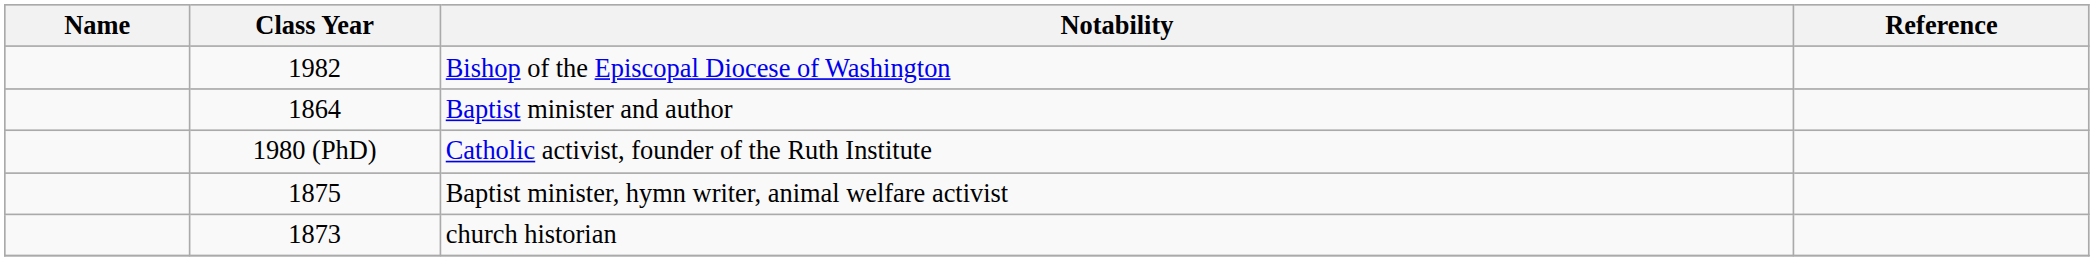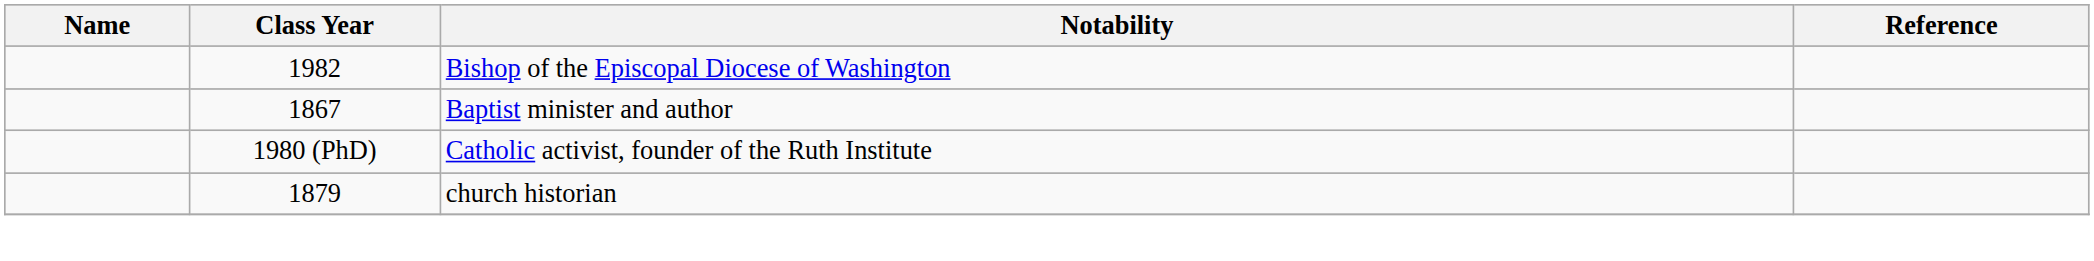(315, 109) 1864 -> (315, 109) 1867
- row: (727, 192)
(315, 234) 1873 -> (315, 192) 1879
